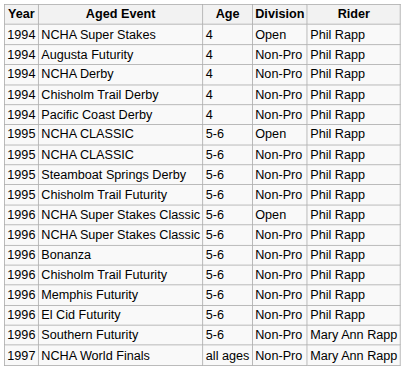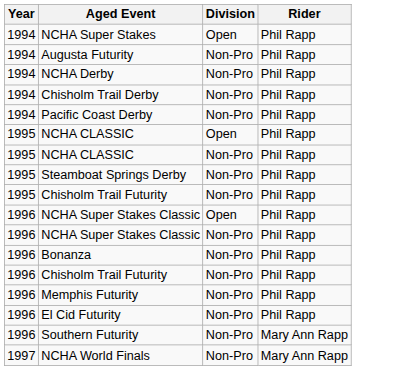- column: (228, 14)
